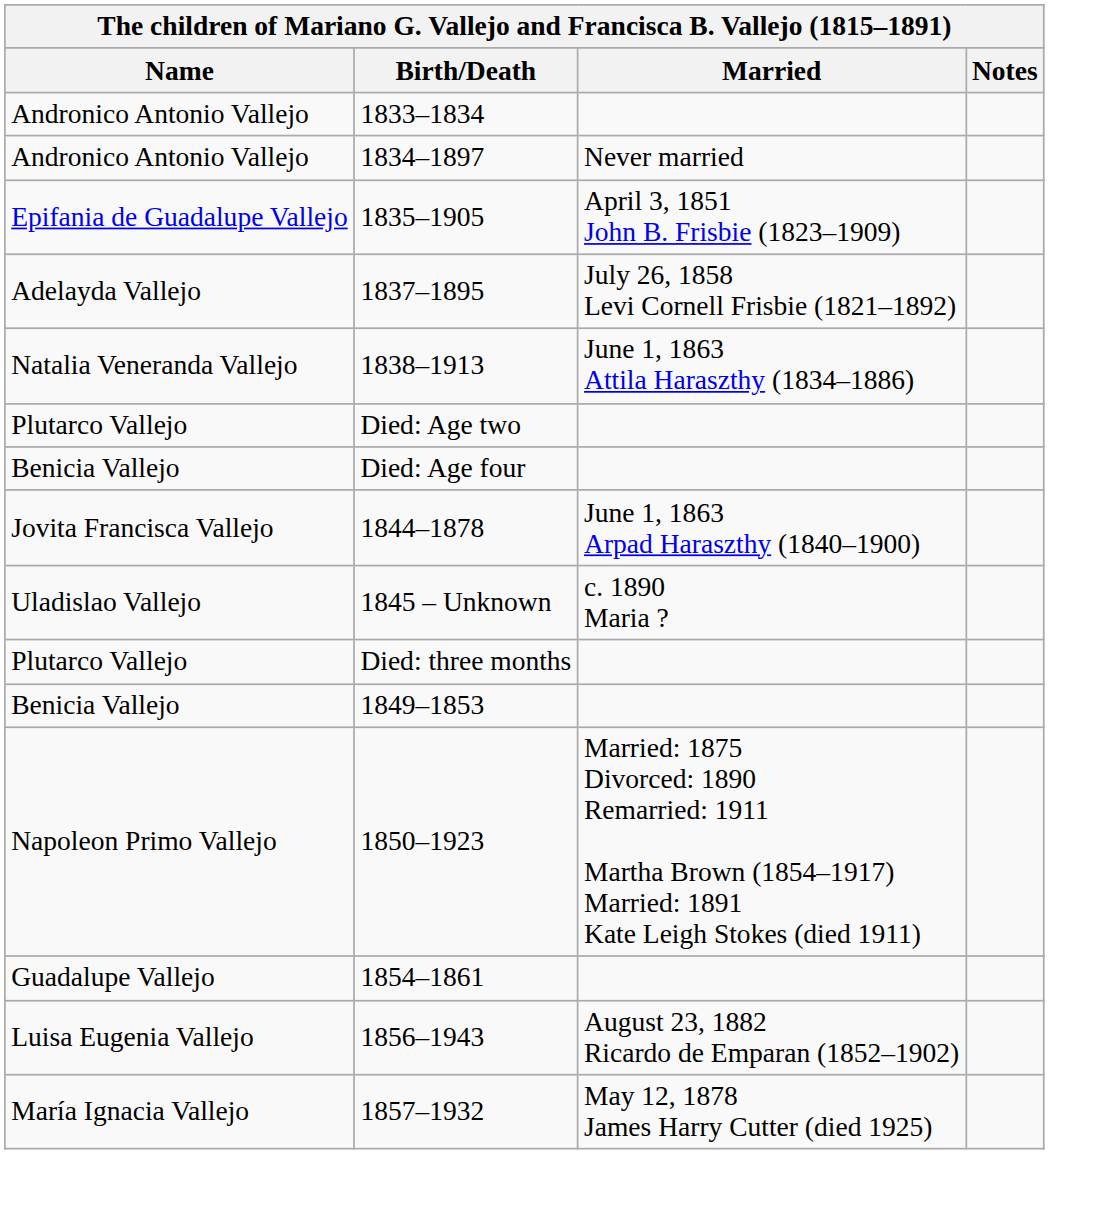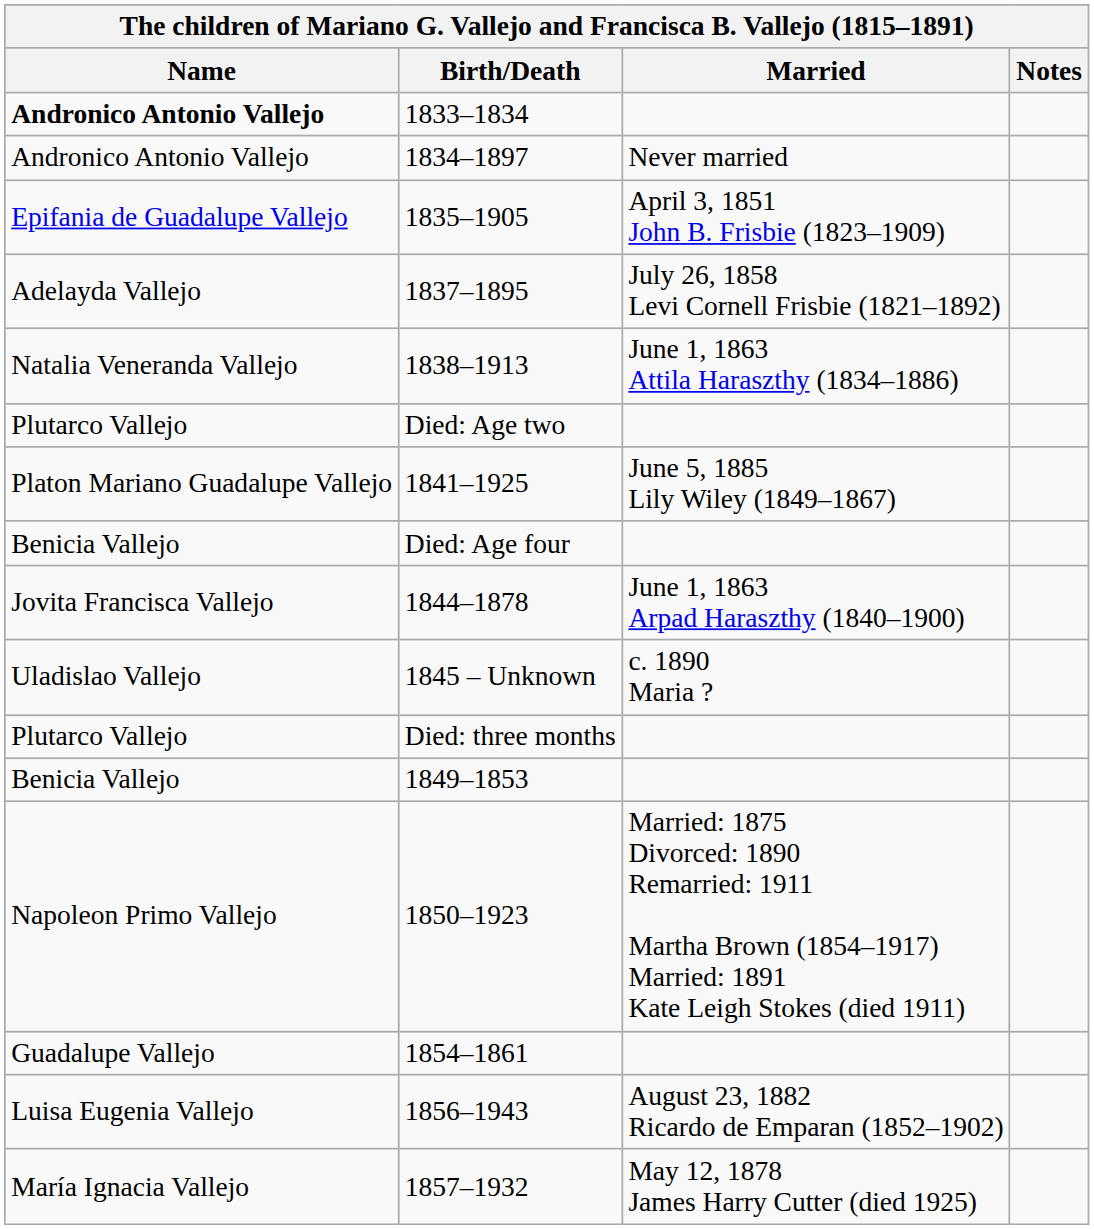(160, 113) normal -> (168, 113) bold
+ row: (467, 483)
